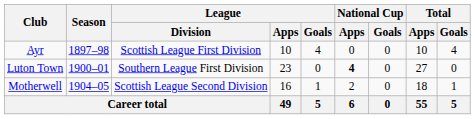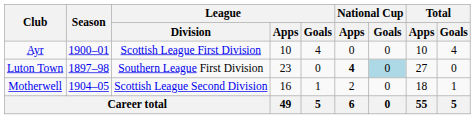(89, 50) 1897–98 -> (89, 50) 1900–01
(89, 68) 1900–01 -> (89, 68) 1897–98
(388, 68) no background -> (388, 68) lightblue background
